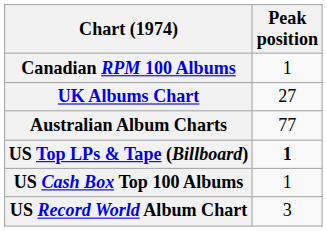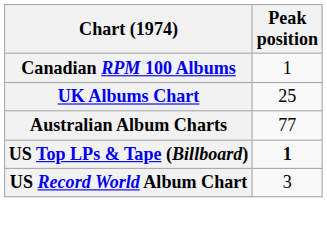(287, 96) 27 -> (287, 96) 25
- row: (129, 182)
